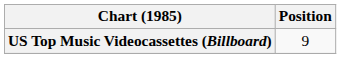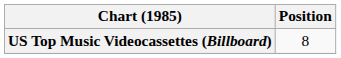(305, 41) 9 -> (305, 41) 8
